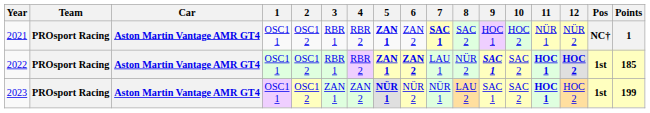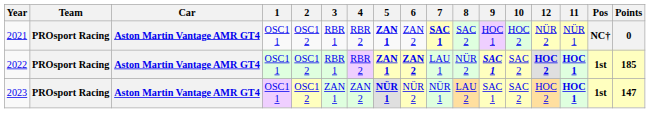columns swapped: (546, 12) <-> (574, 12)
(629, 35) 1 -> (629, 35) 0
(629, 92) 199 -> (629, 92) 147
